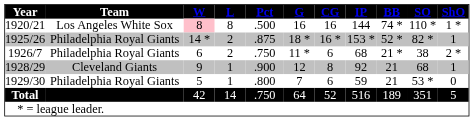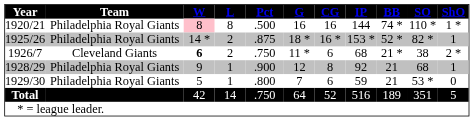(115, 25) Los Angeles White Sox -> (115, 25) Philadelphia Royal Giants
(115, 53) Philadelphia Royal Giants -> (115, 53) Cleveland Giants
(199, 53) normal -> (199, 53) bold
(115, 67) Cleveland Giants -> (115, 67) Philadelphia Royal Giants
